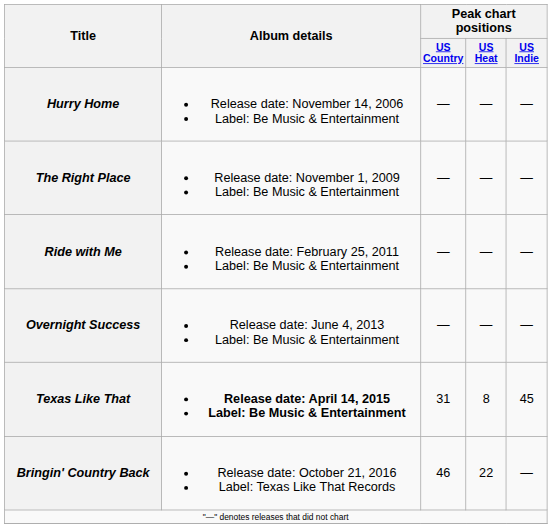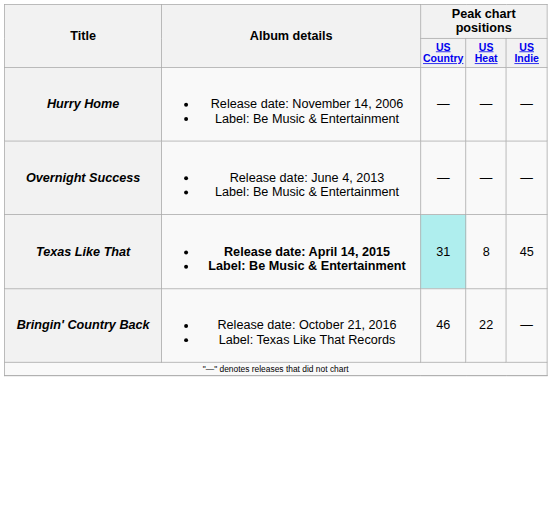- row: (83, 178)
- row: (83, 251)
(443, 399) no background -> (443, 251) paleturquoise background
